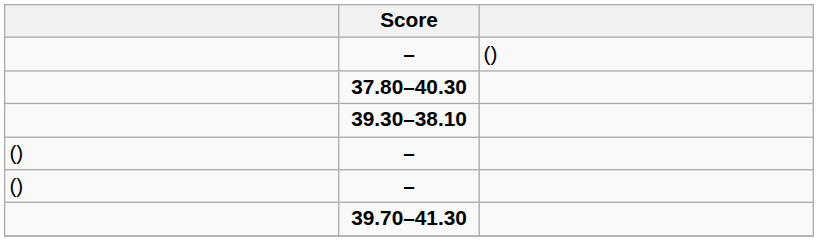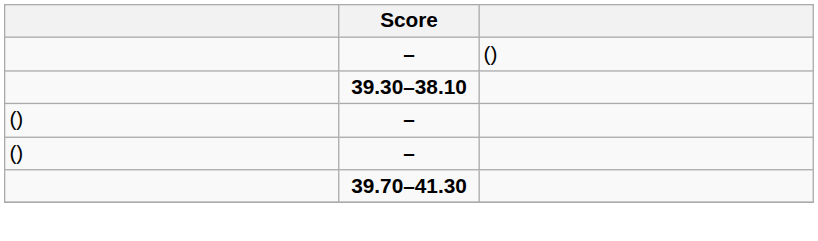- row: (172, 87)
